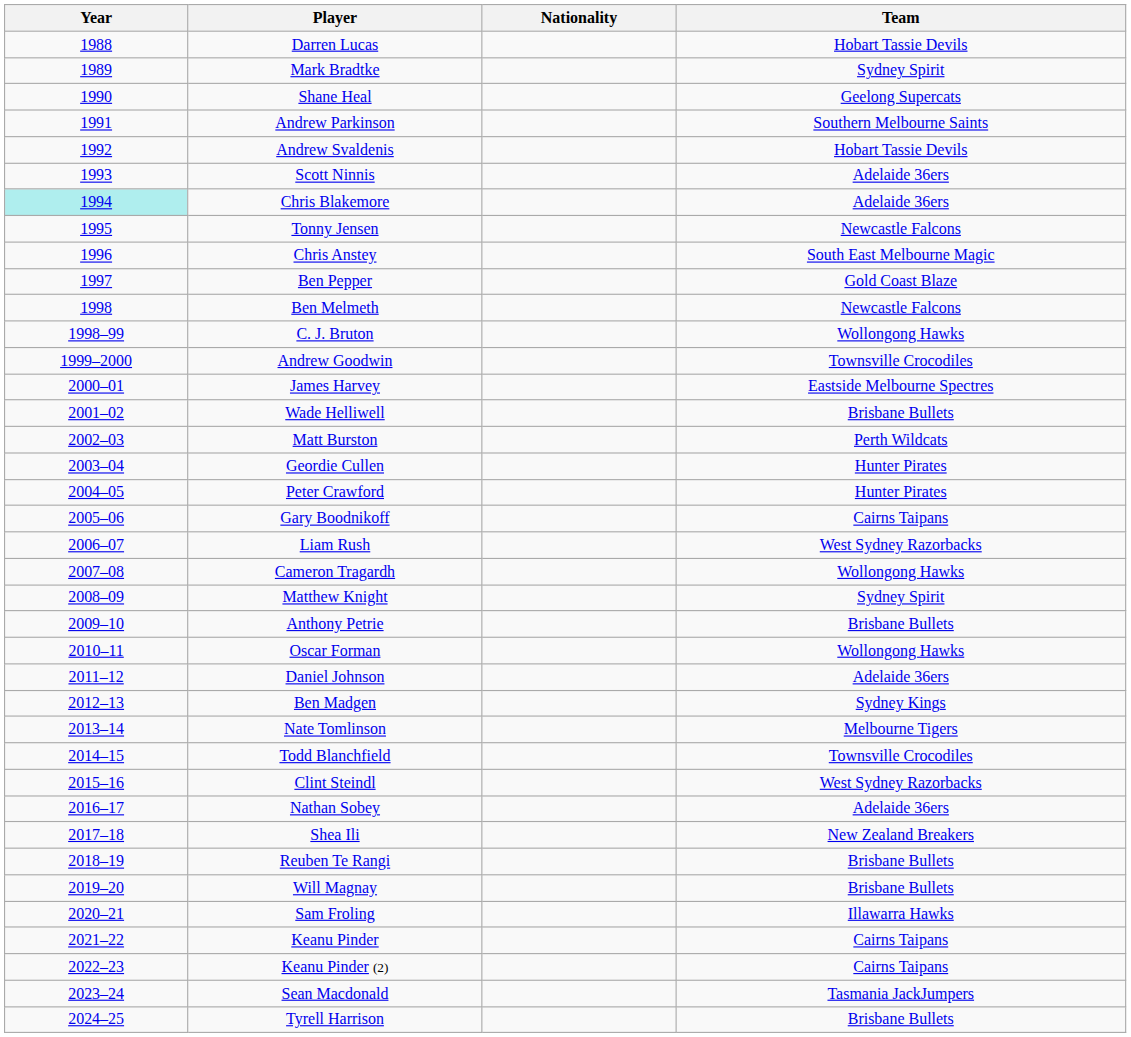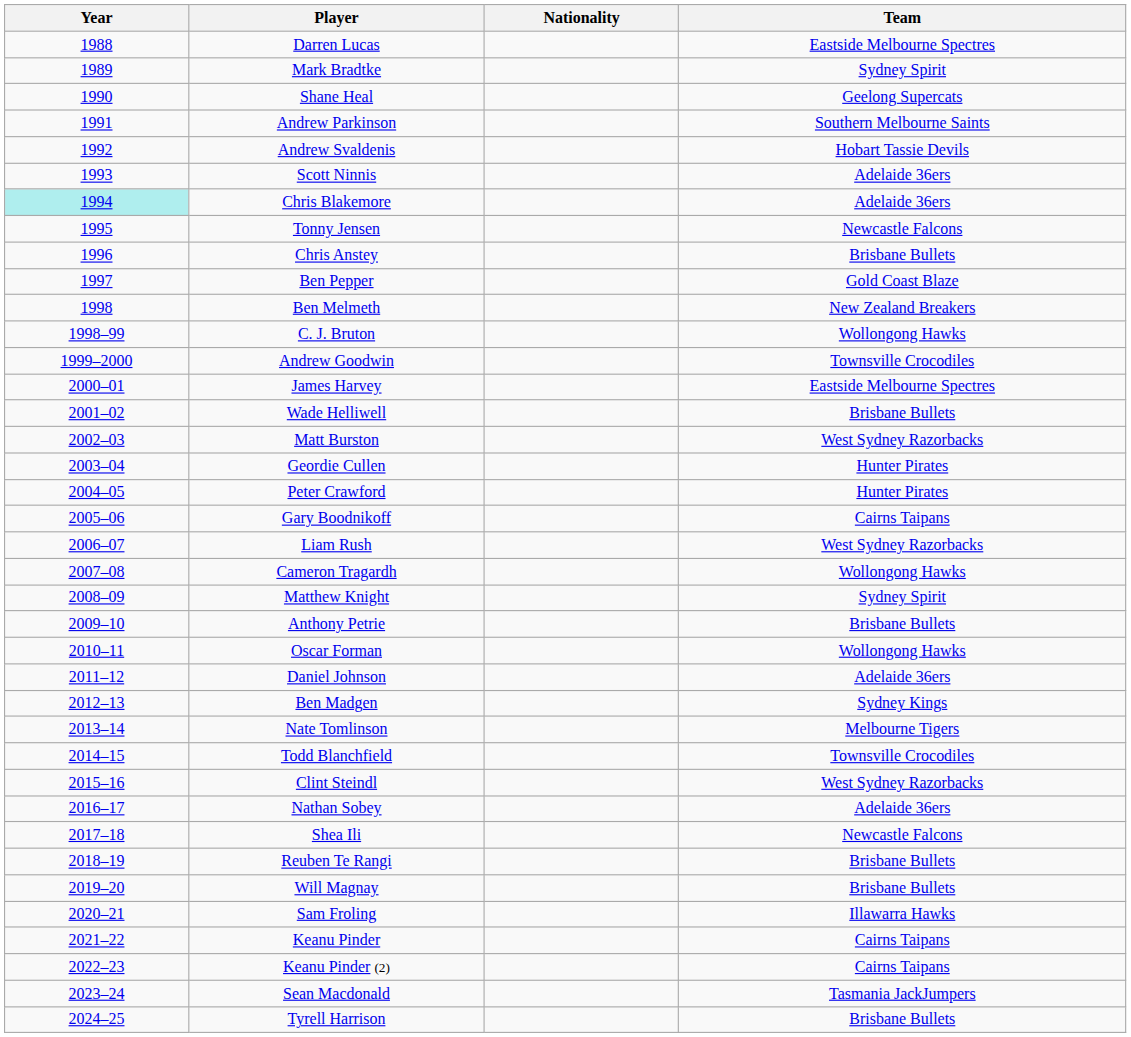(901, 44) Hobart Tassie Devils -> (902, 44) Eastside Melbourne Spectres
(901, 255) South East Melbourne Magic -> (902, 255) Brisbane Bullets
(901, 308) Newcastle Falcons -> (902, 308) New Zealand Breakers
(901, 439) Perth Wildcats -> (902, 439) West Sydney Razorbacks
(901, 835) New Zealand Breakers -> (902, 835) Newcastle Falcons
